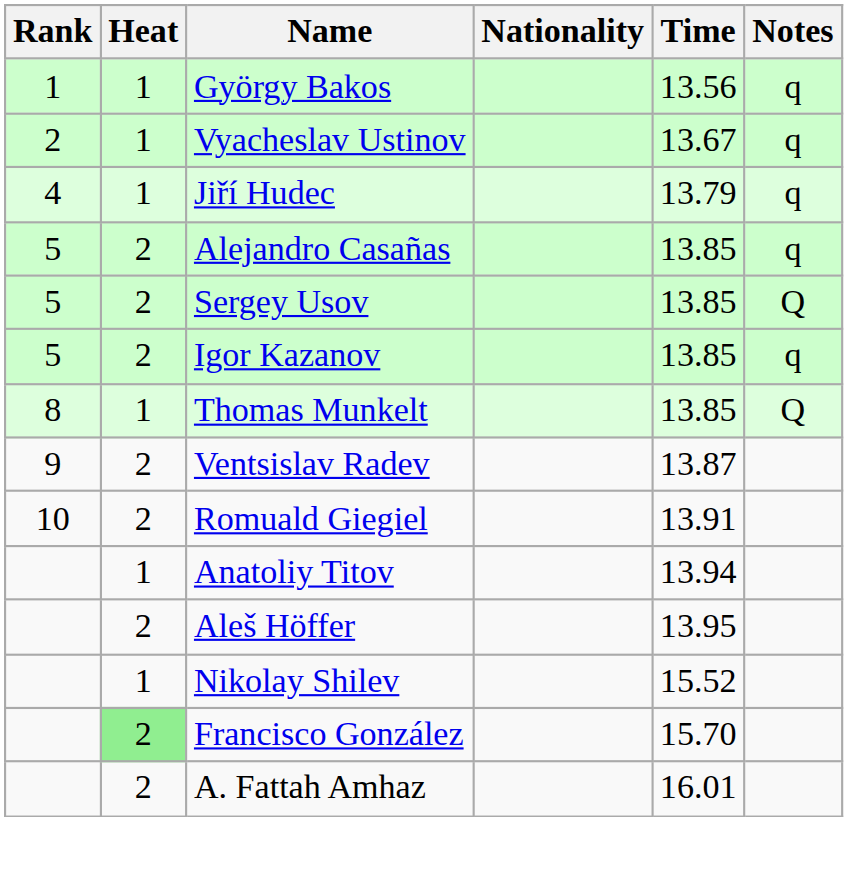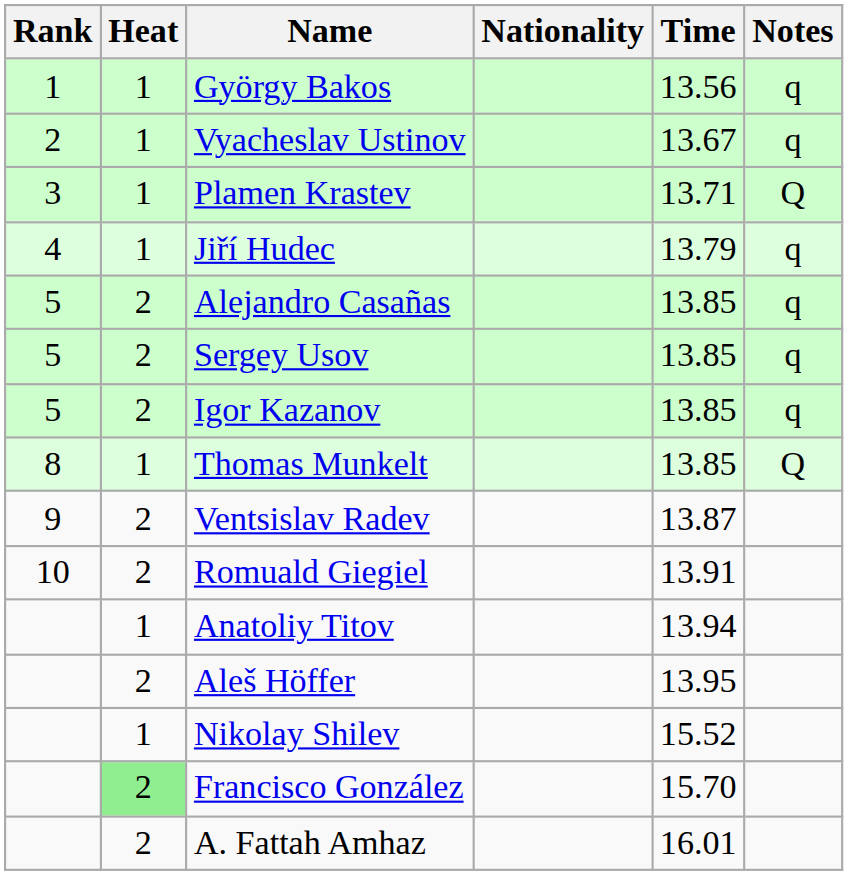+ row: (302, 193)
(793, 301) Q -> (793, 355) q
